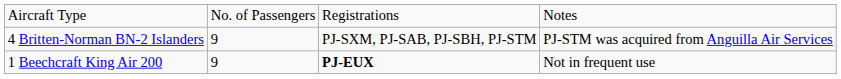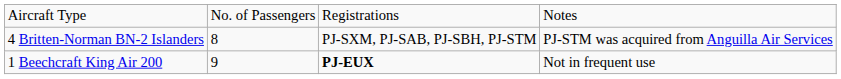(214, 39) 9 -> (214, 39) 8
